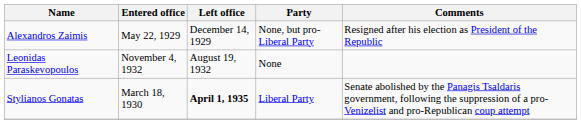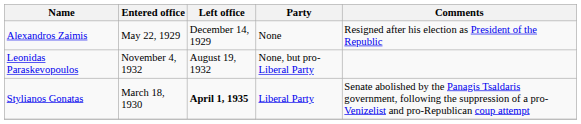(289, 35) None, but pro-Liberal Party -> (270, 35) None
(270, 64) None -> (289, 64) None, but pro-Liberal Party
